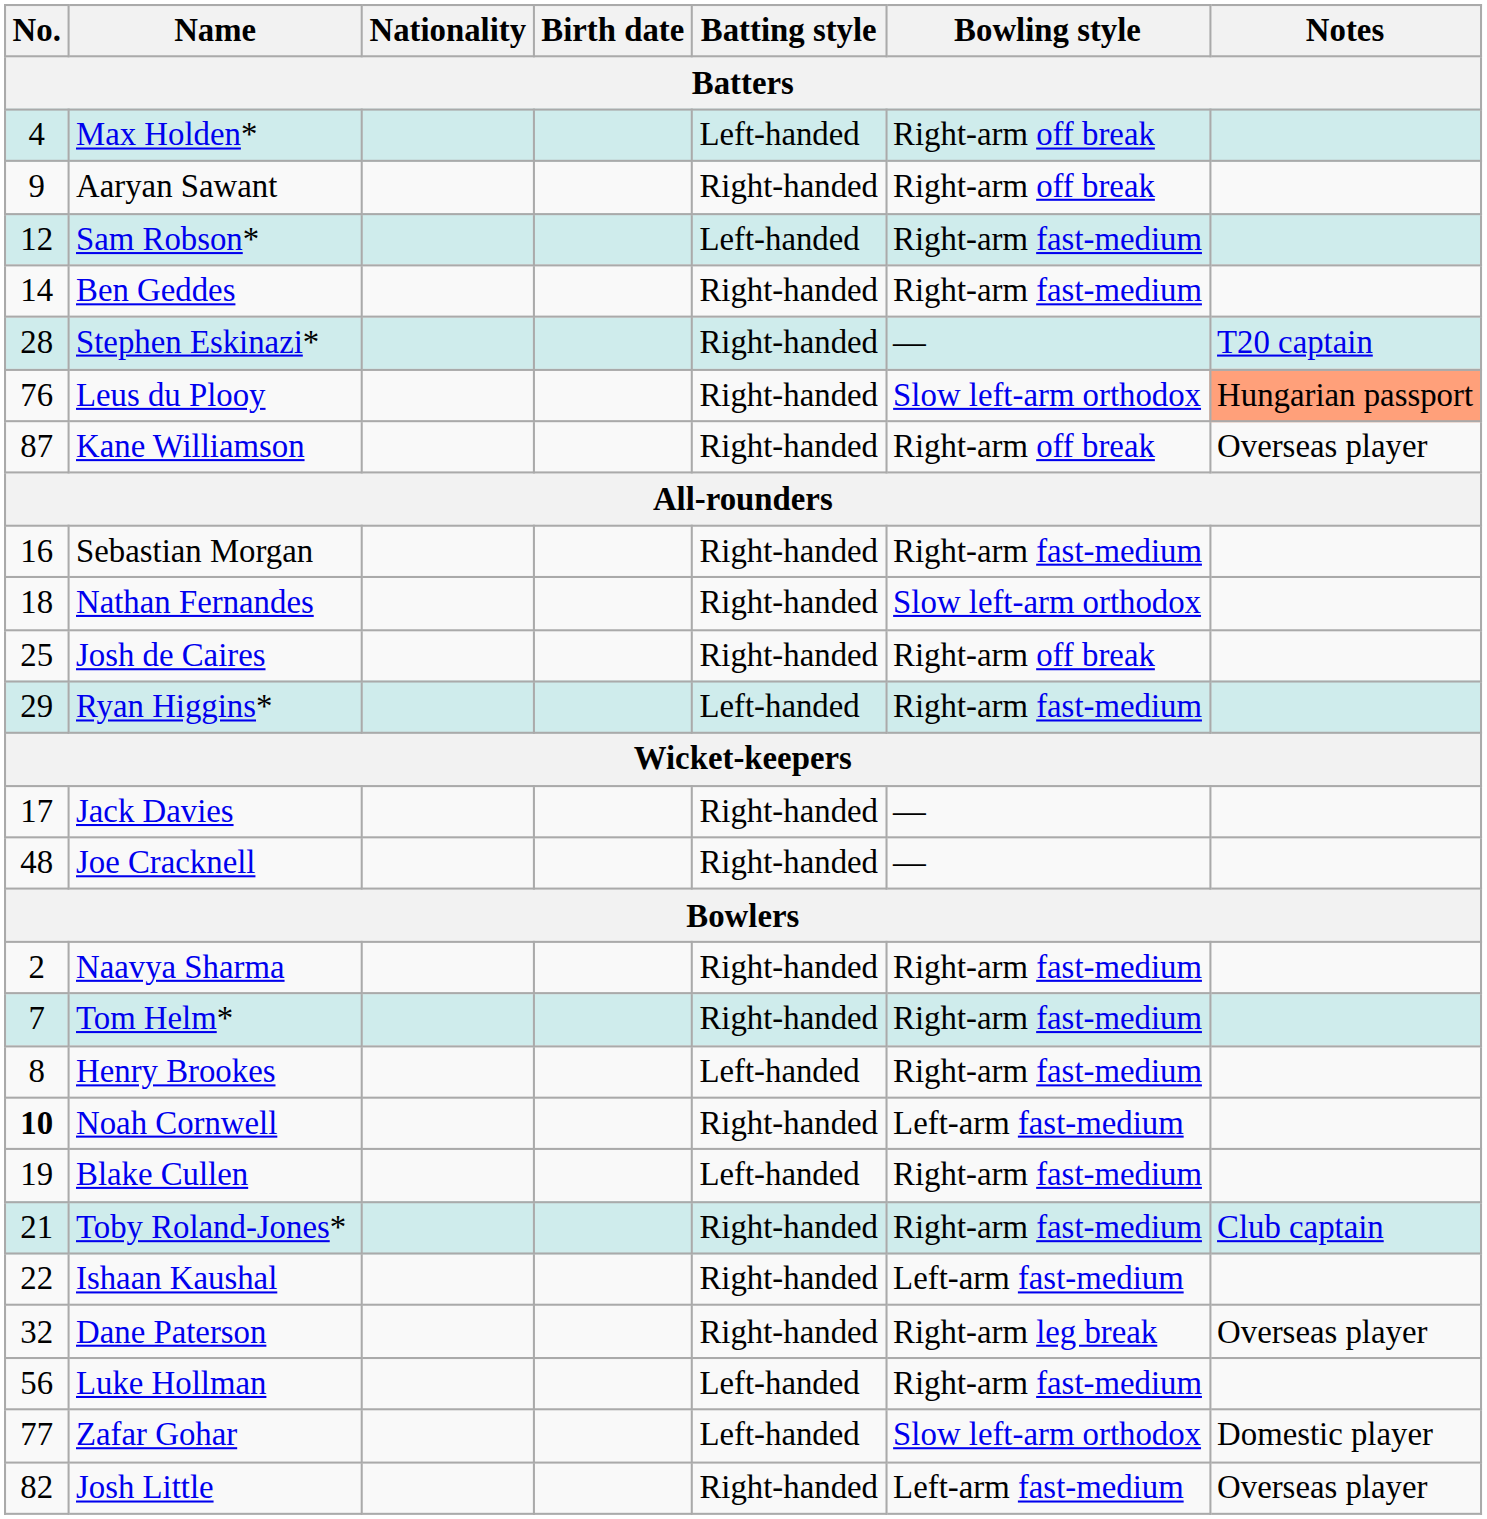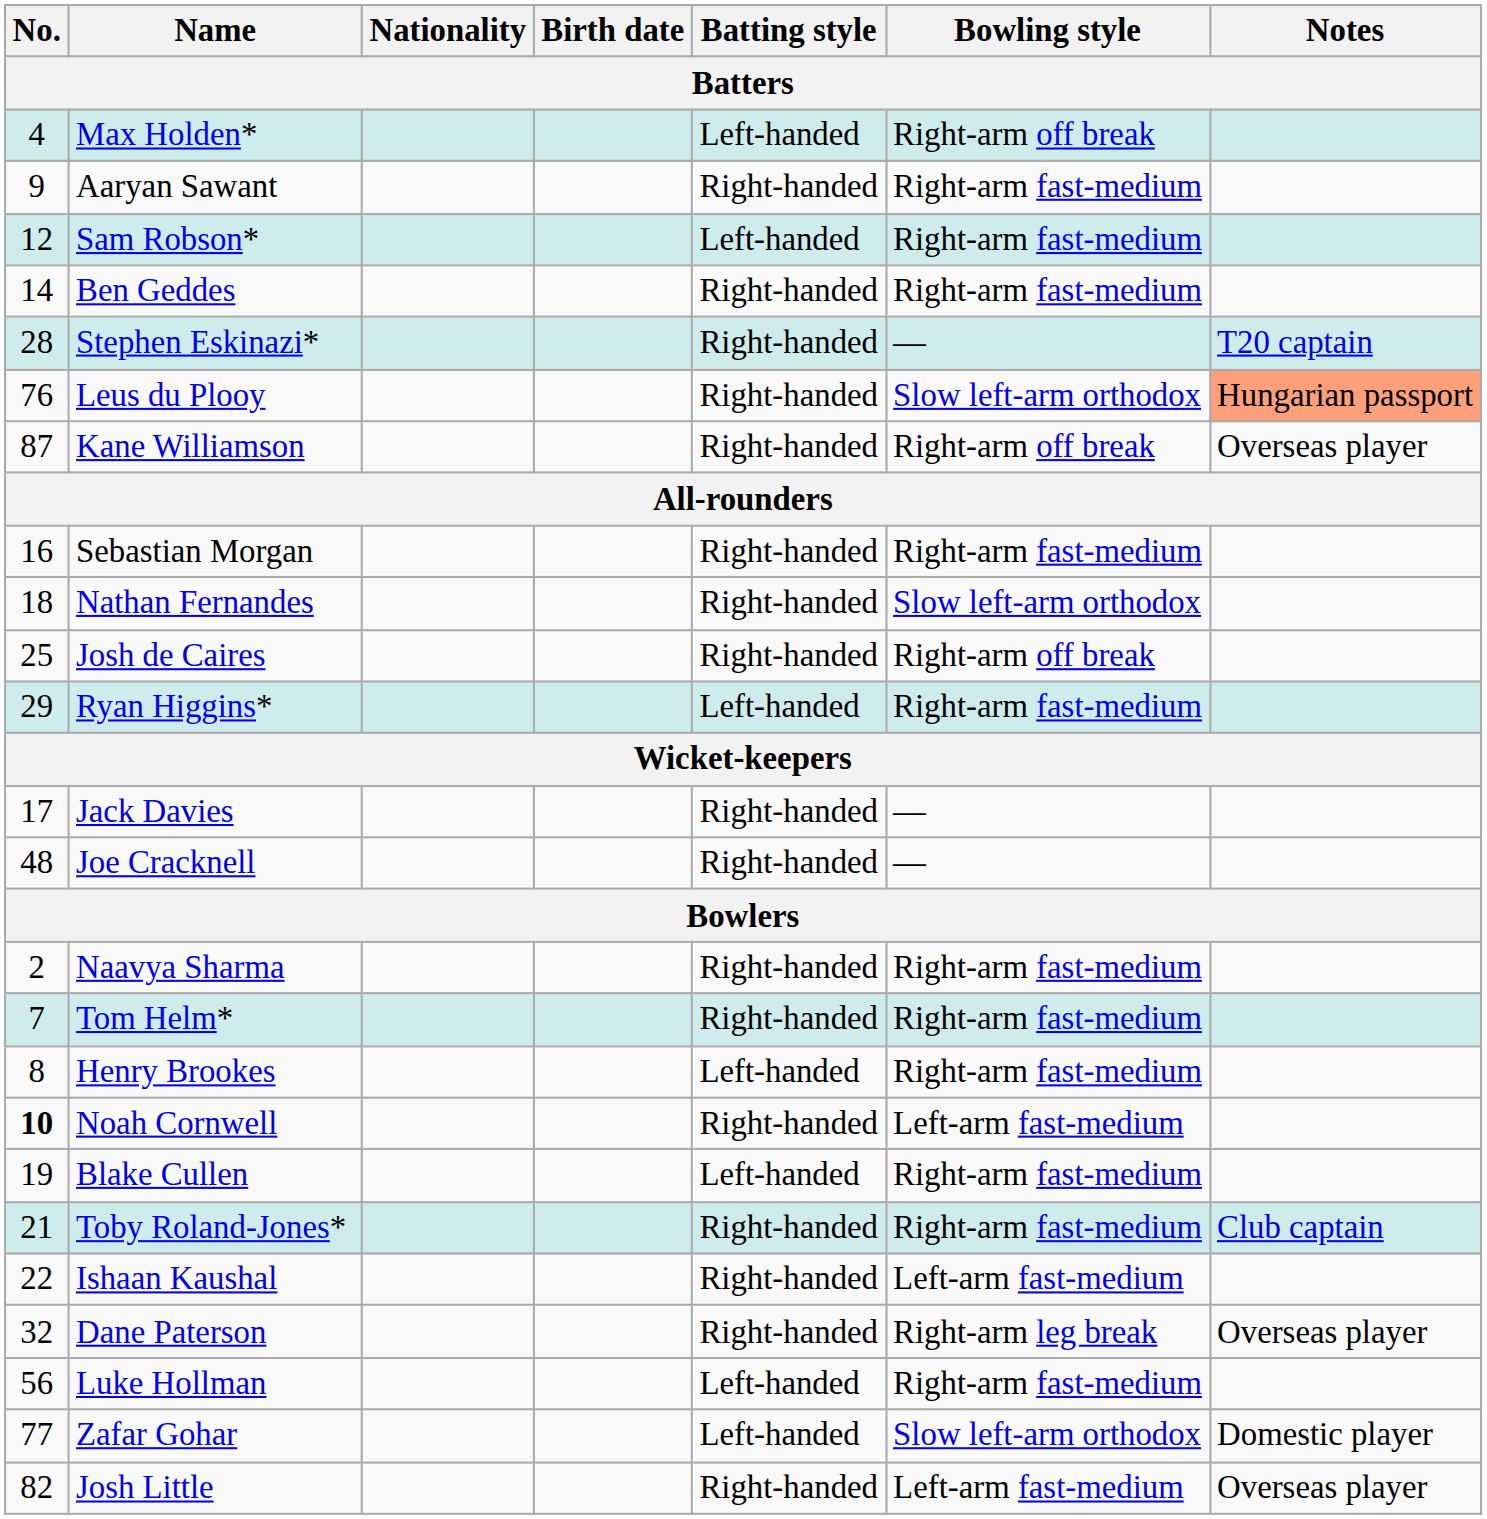(1024, 186) Right-arm off break -> (1048, 186) Right-arm fast-medium
